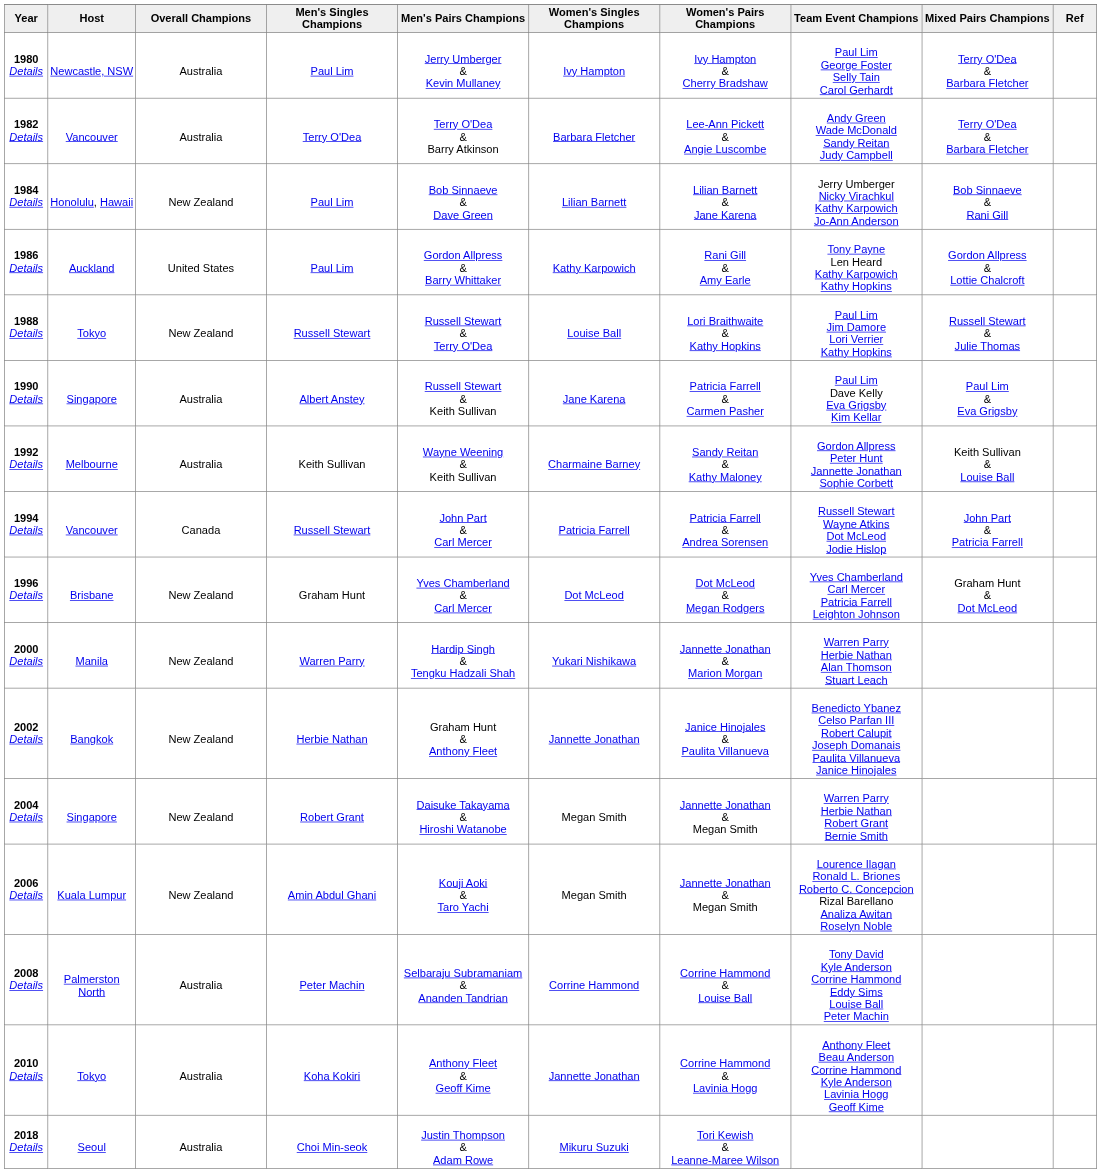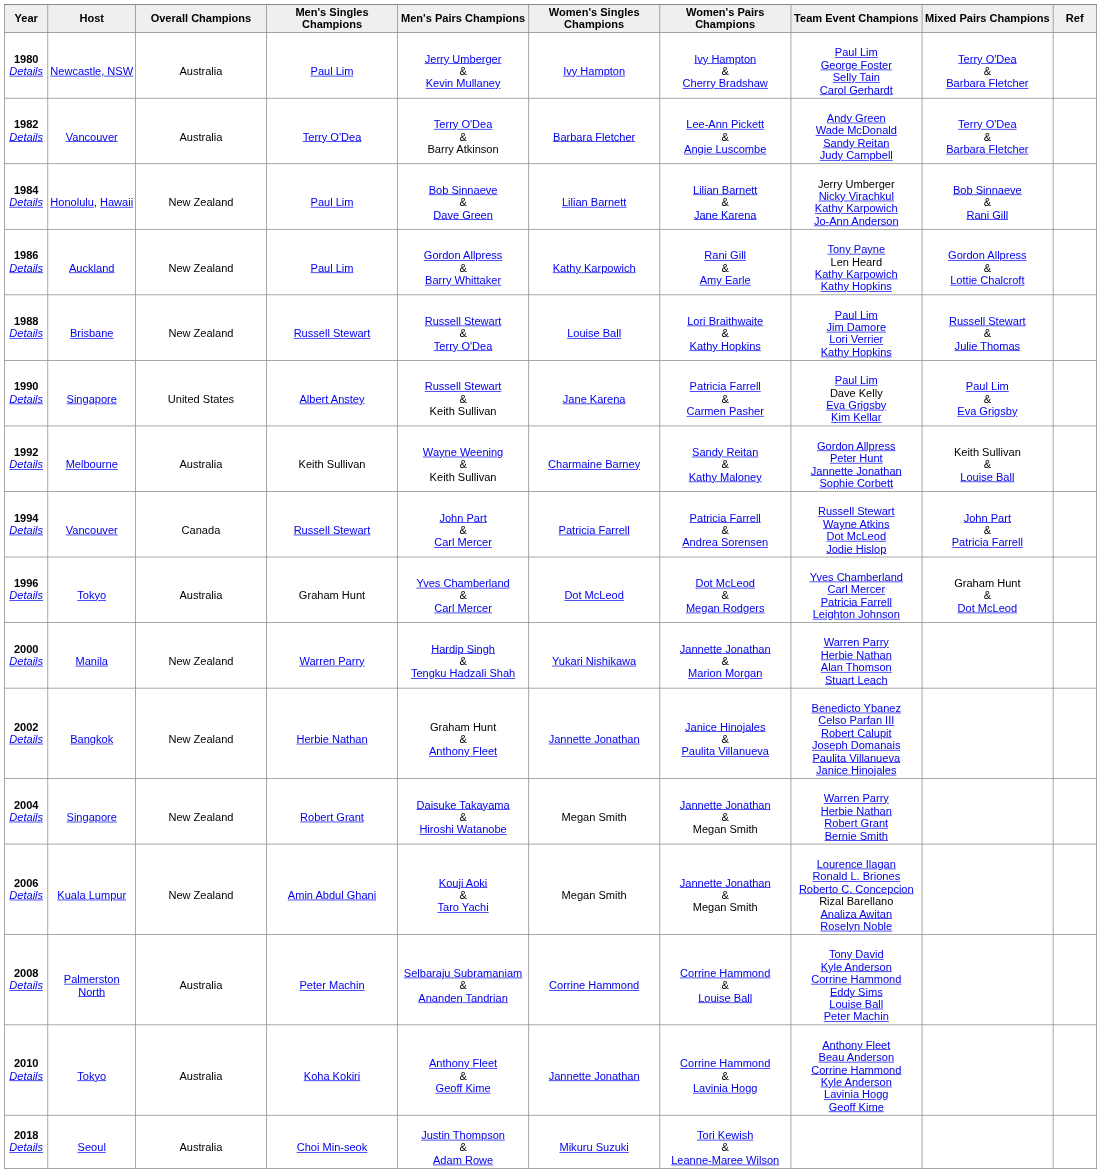(201, 268) United States -> (201, 268) New Zealand
(92, 333) Tokyo -> (92, 333) Brisbane
(201, 399) Australia -> (201, 399) United States
(92, 596) Brisbane -> (92, 596) Tokyo
(201, 596) New Zealand -> (201, 596) Australia
